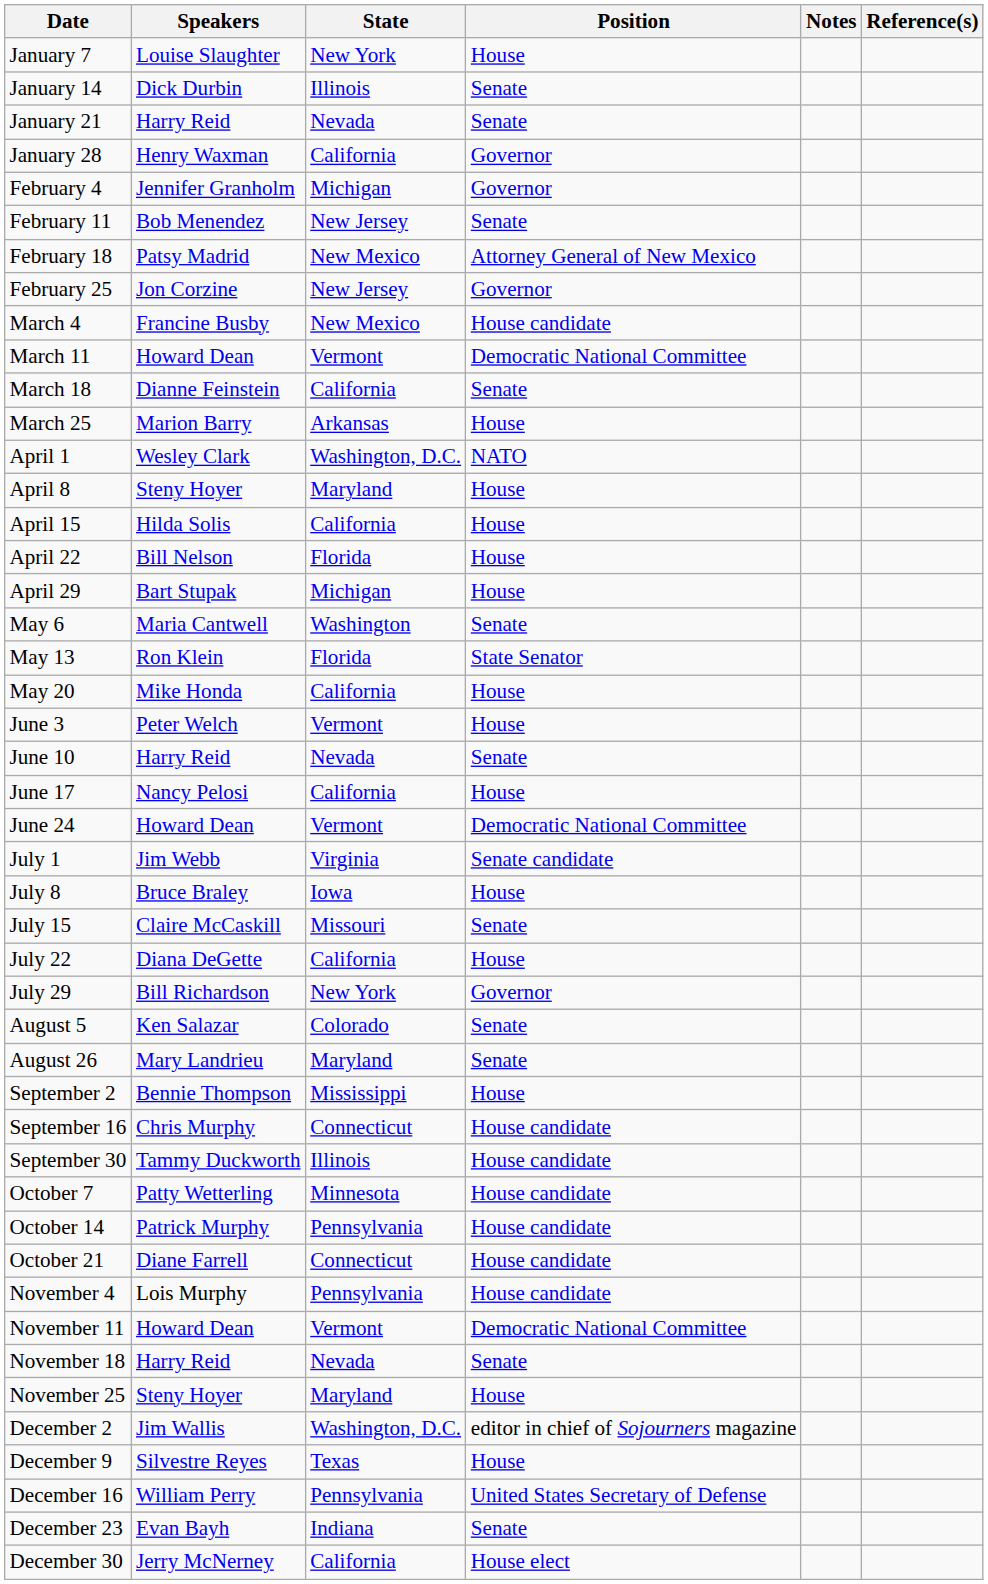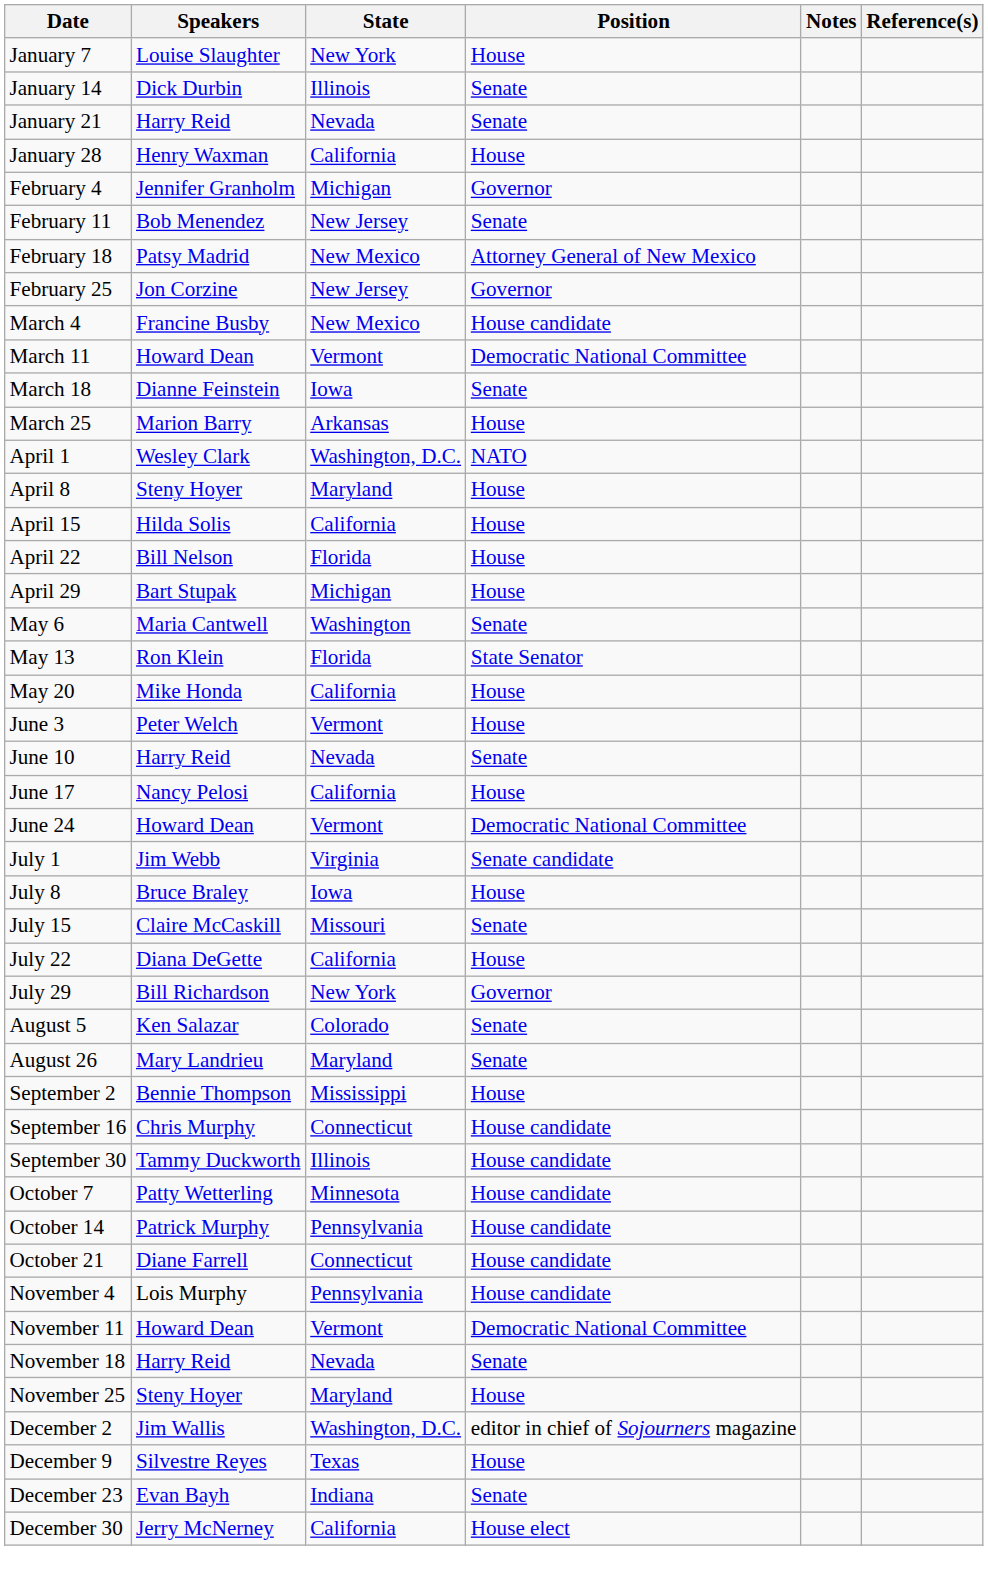(511, 155) Governor -> (498, 155) House
(353, 389) California -> (331, 389) Iowa
- row: (66, 1495)
